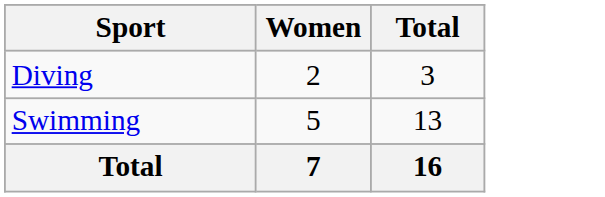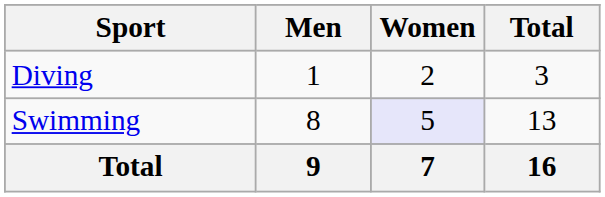+ column: (313, 27)
(313, 120) no background -> (428, 120) lavender background
